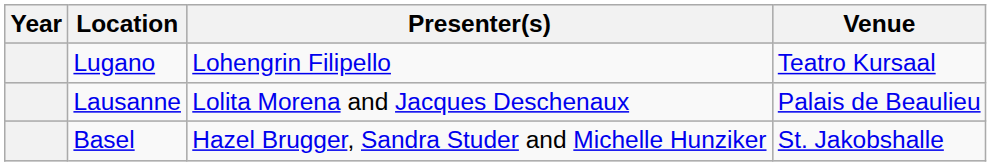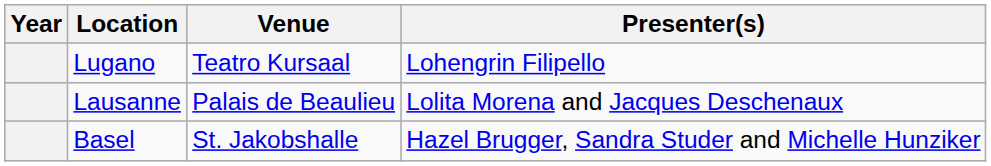columns swapped: (879, 23) <-> (479, 23)
